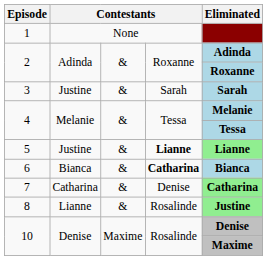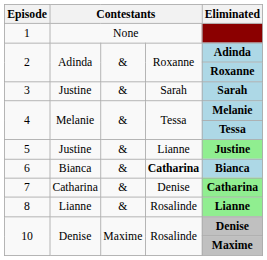(174, 148) bold -> (174, 148) normal
(232, 148) Lianne -> (232, 148) Justine
(232, 206) Justine -> (232, 206) Lianne
